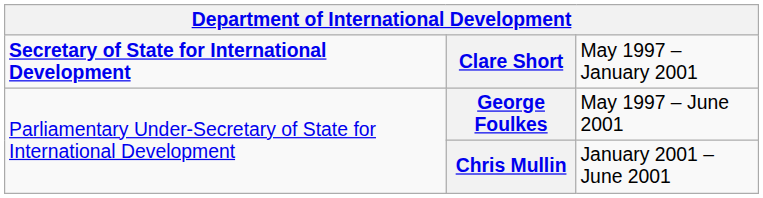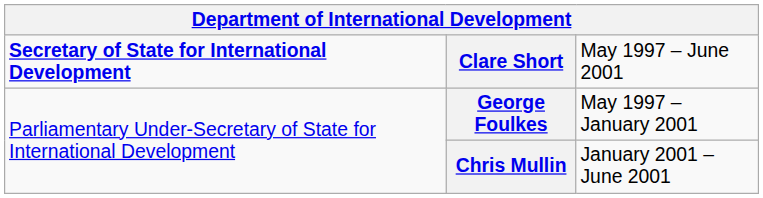(639, 61) May 1997 – January 2001 -> (655, 61) May 1997 – June 2001
(655, 113) May 1997 – June 2001 -> (639, 113) May 1997 – January 2001
